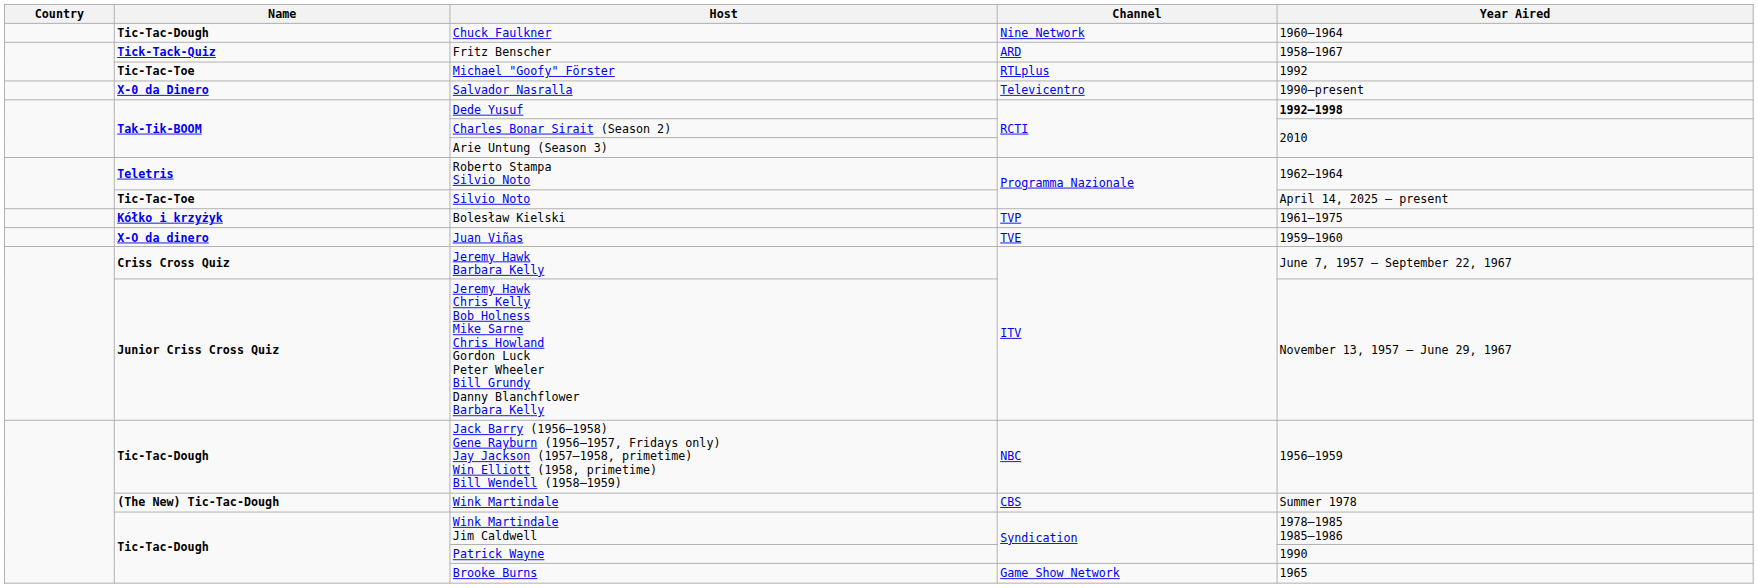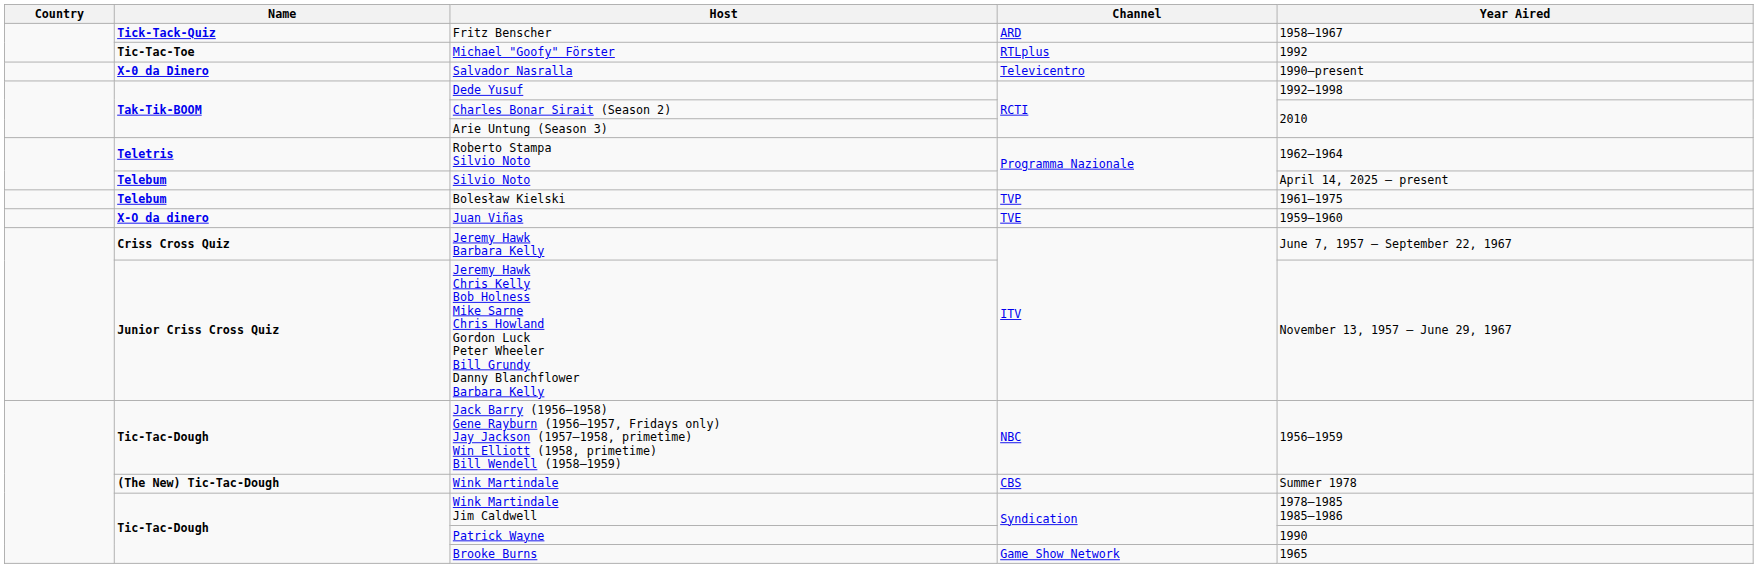- row: (502, 33)
(1311, 109) bold -> (1311, 90) normal
(156, 199) Tic-Tac-Toe -> (142, 180) Telebum
(170, 218) Kółko i krzyżyk -> (142, 199) Telebum
